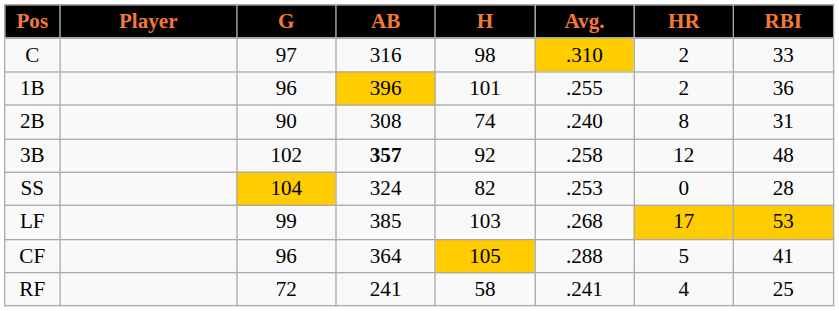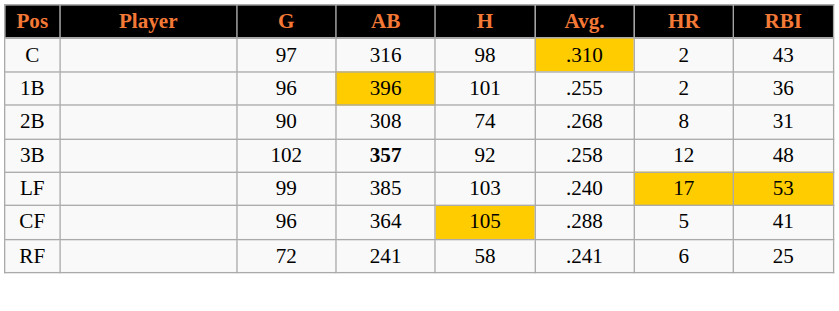(783, 54) 33 -> (783, 54) 43
(584, 121) .240 -> (584, 121) .268
- row: (32, 188)
(584, 222) .268 -> (584, 188) .240
(684, 289) 4 -> (684, 255) 6
